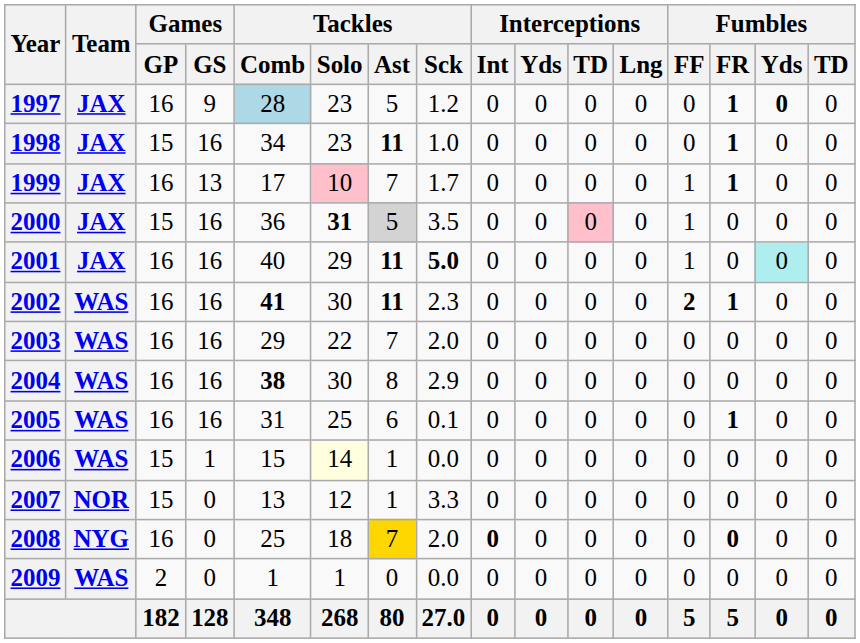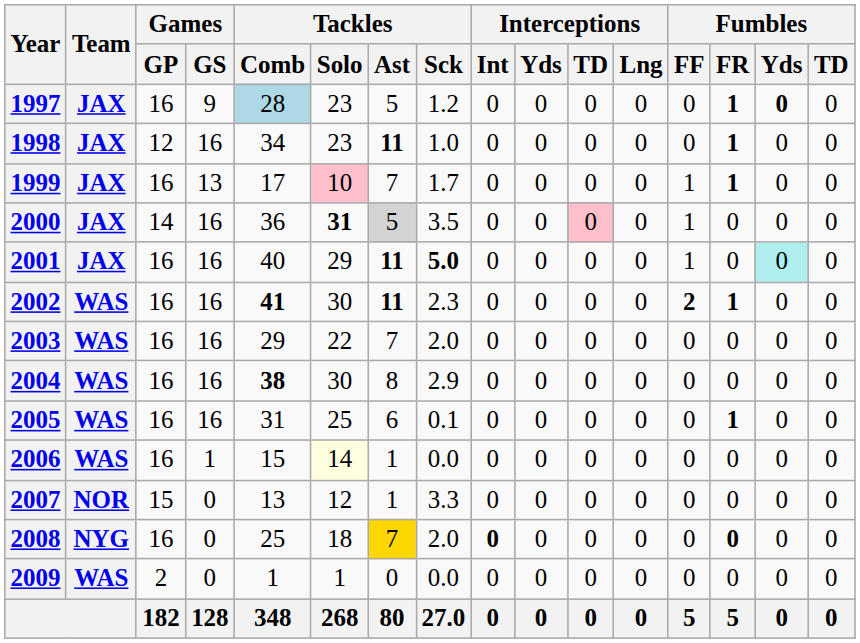(161, 143) 15 -> (161, 143) 12
(161, 222) 15 -> (161, 222) 14
(161, 459) 15 -> (161, 459) 16
